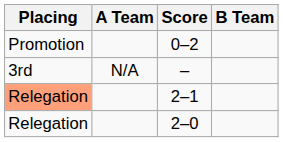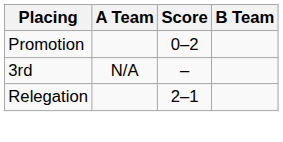(48, 96) lightsalmon background -> (48, 96) no background
- row: (185, 123)
